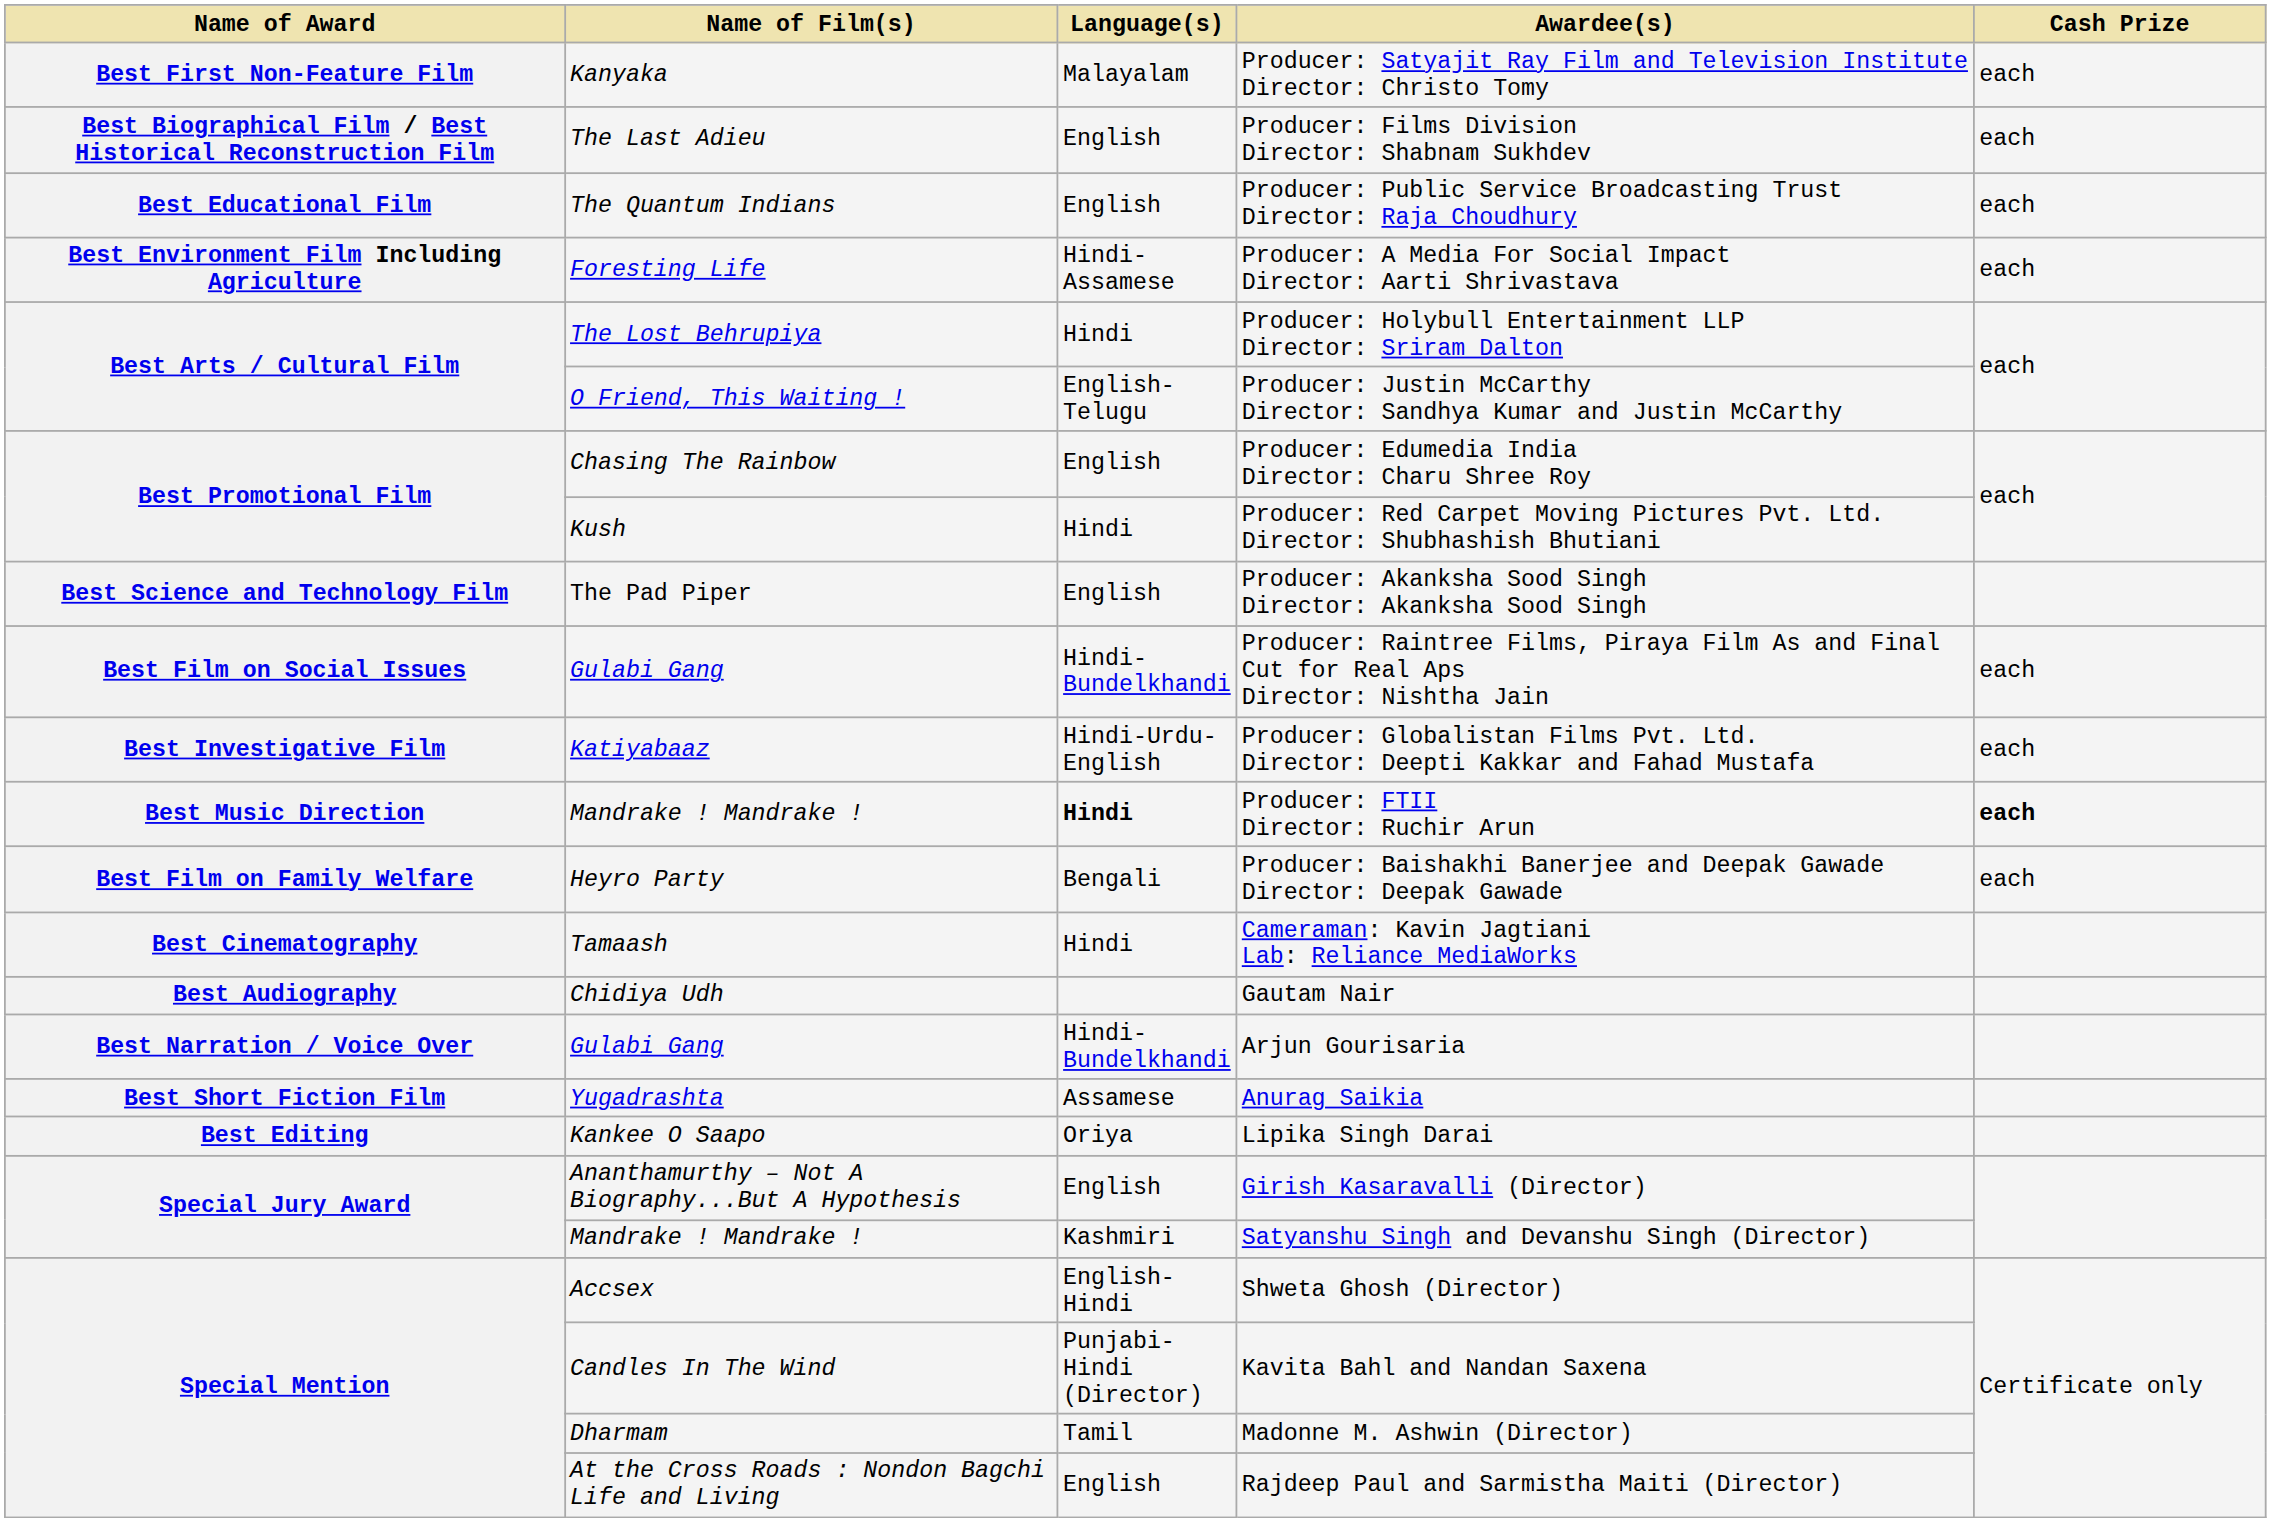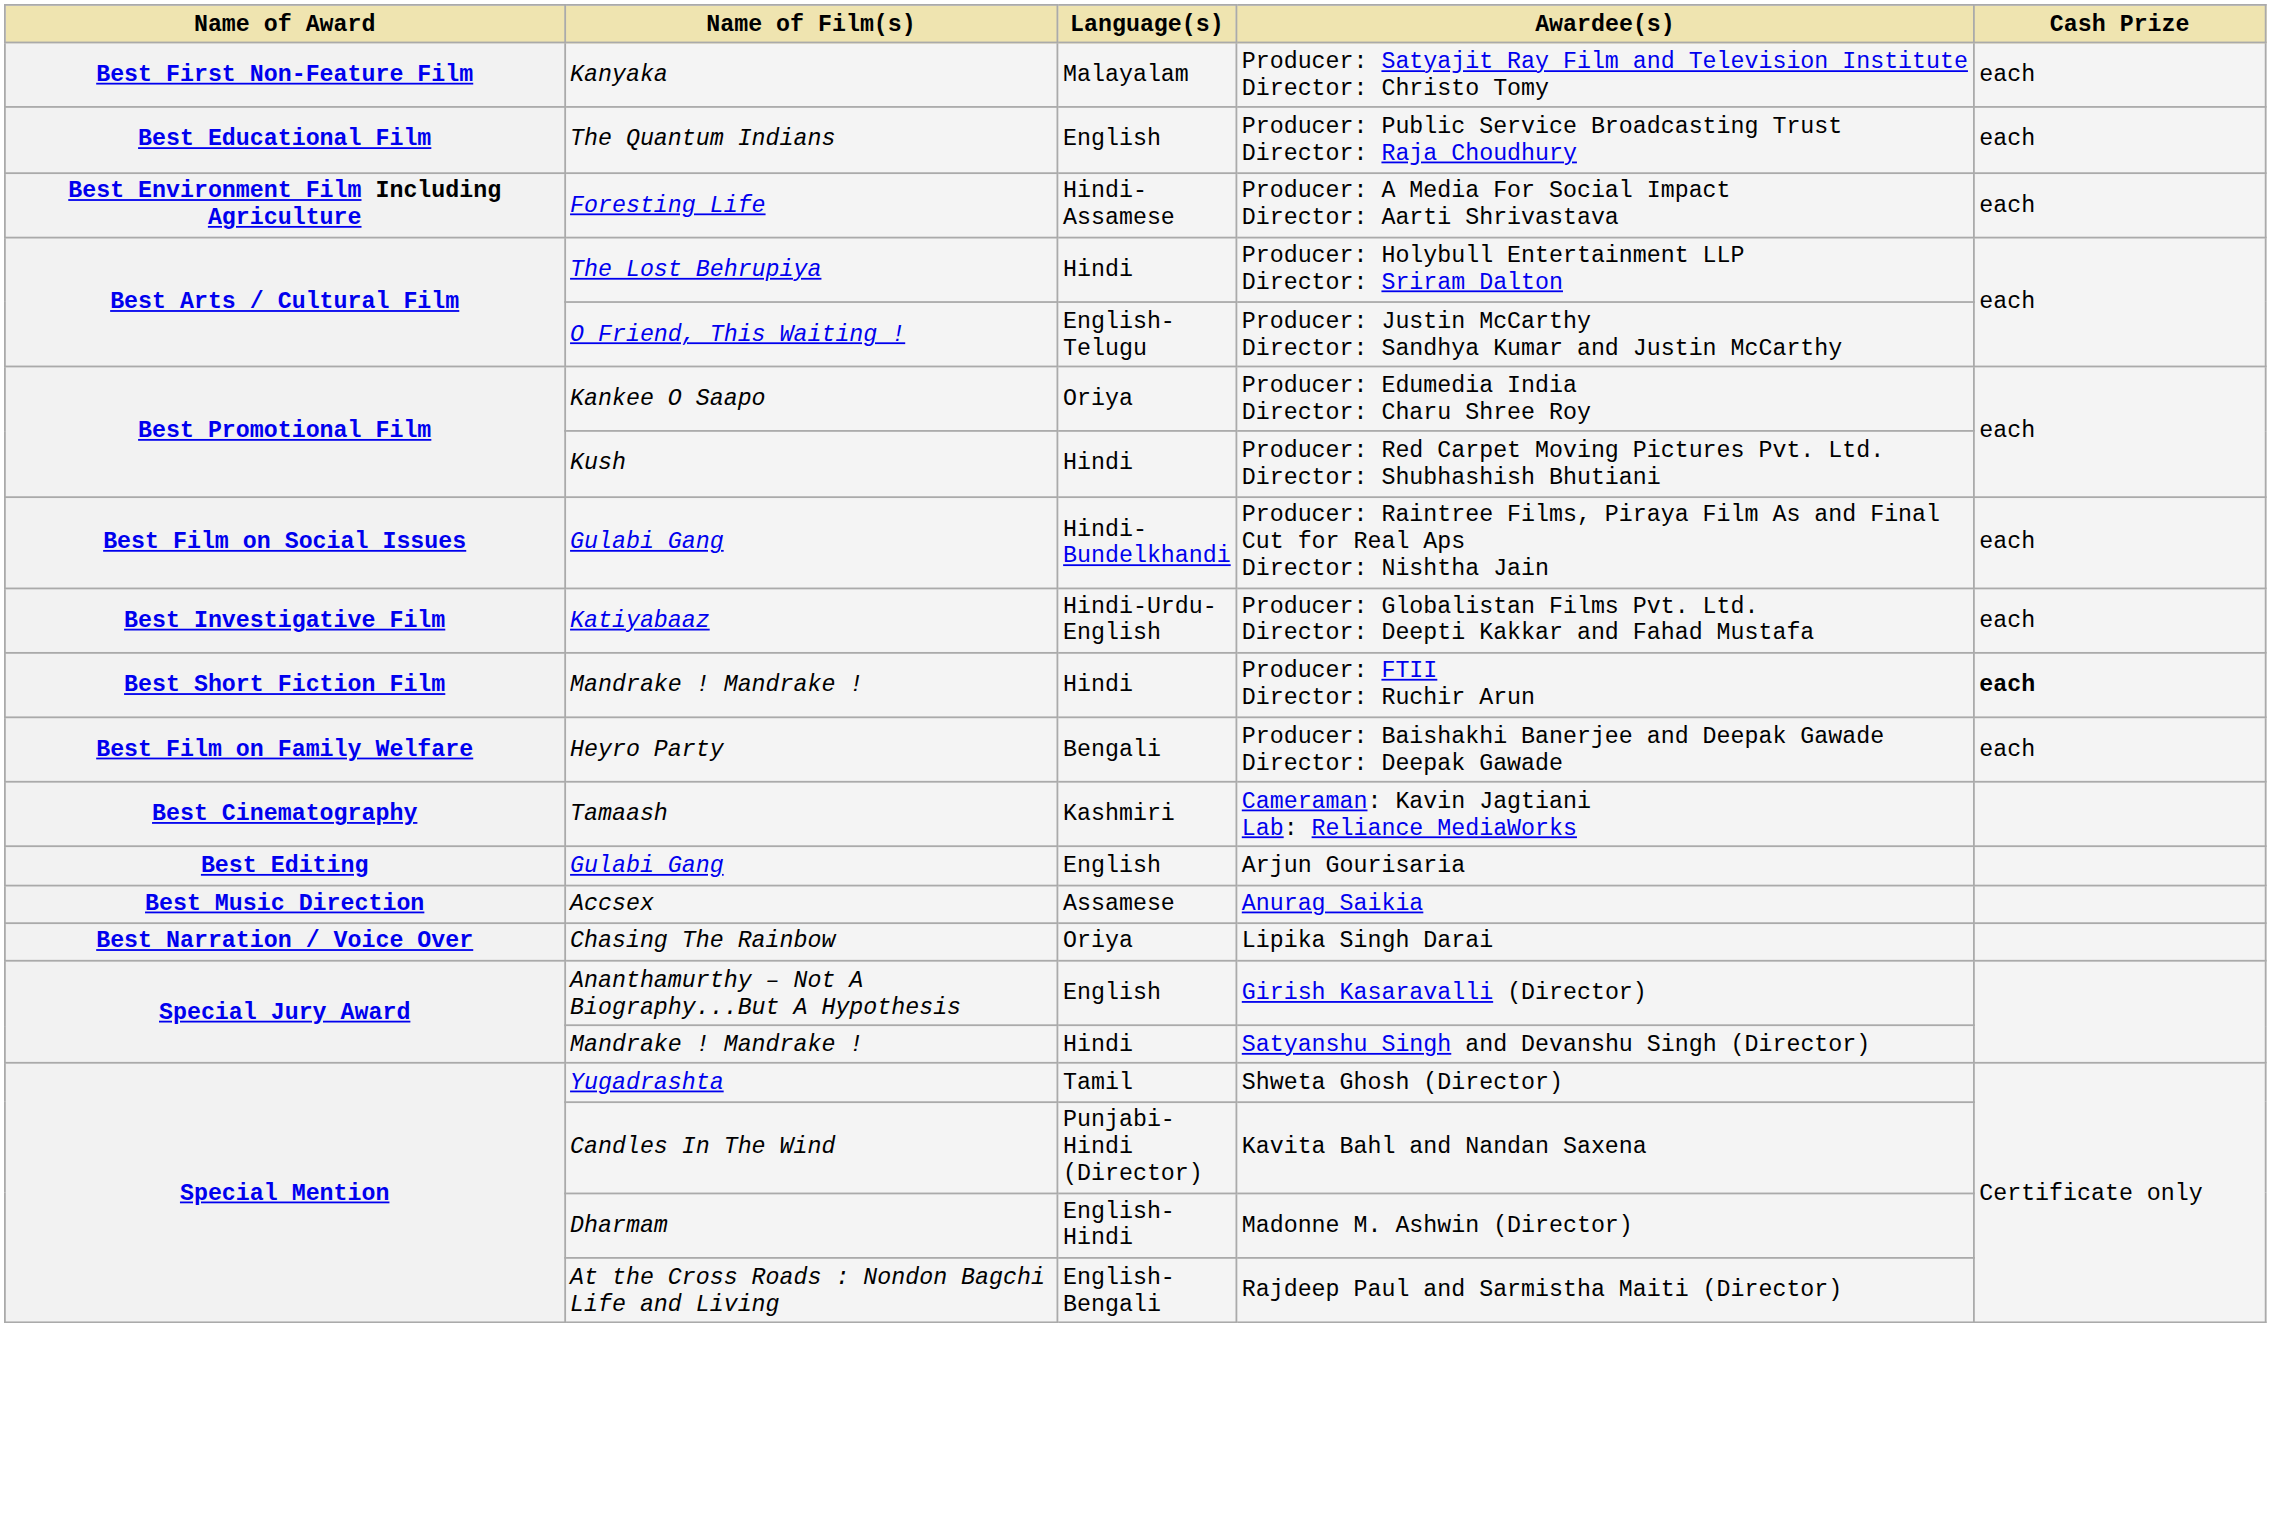- row: (1416, 140)
(703, 464) Chasing The Rainbow -> (668, 399) Kankee O Saapo
(1112, 464) English -> (1098, 399) Oriya
- row: (1444, 593)
(285, 815) Best Music Direction -> (285, 685) Best Short Fiction Film
(1098, 815) bold -> (1098, 685) normal
(1098, 944) Hindi -> (1119, 815) Kashmiri
- row: (1319, 995)
(285, 1047) Best Narration / Voice Over -> (285, 866) Best Editing
(1147, 1047) Hindi-Bundelkhandi -> (1112, 866) English
(285, 1098) Best Short Fiction Film -> (285, 904) Best Music Direction
(647, 1098) Yugadrashta -> (612, 904) Accsex
(285, 1136) Best Editing -> (285, 942) Best Narration / Voice Over
(668, 1136) Kankee O Saapo -> (703, 942) Chasing The Rainbow
(1119, 1239) Kashmiri -> (1098, 1044) Hindi
(612, 1290) Accsex -> (647, 1082) Yugadrashta
(1119, 1290) English-Hindi -> (1098, 1082) Tamil
(1098, 1433) Tamil -> (1119, 1225) English-Hindi
(1112, 1484) English -> (1119, 1290) English-Bengali
